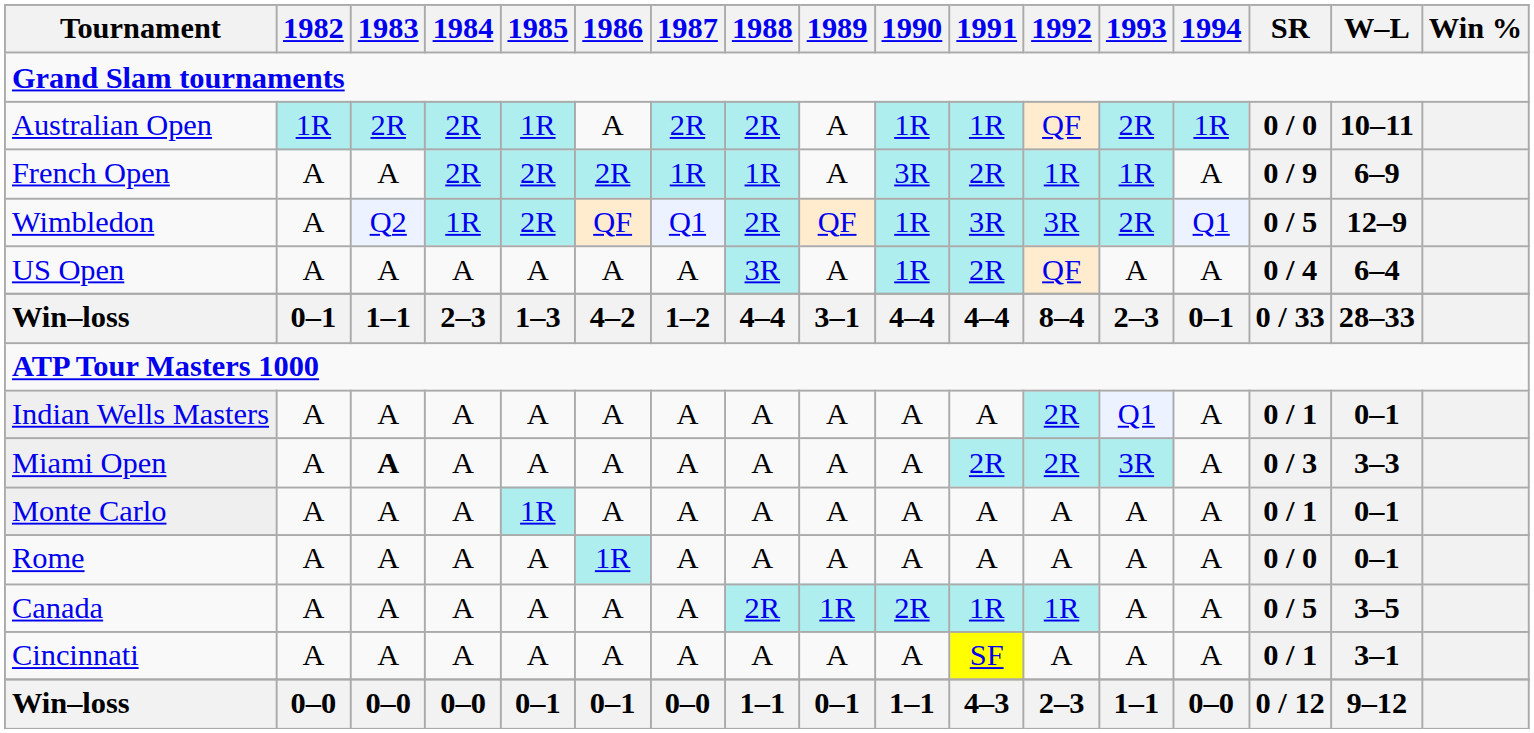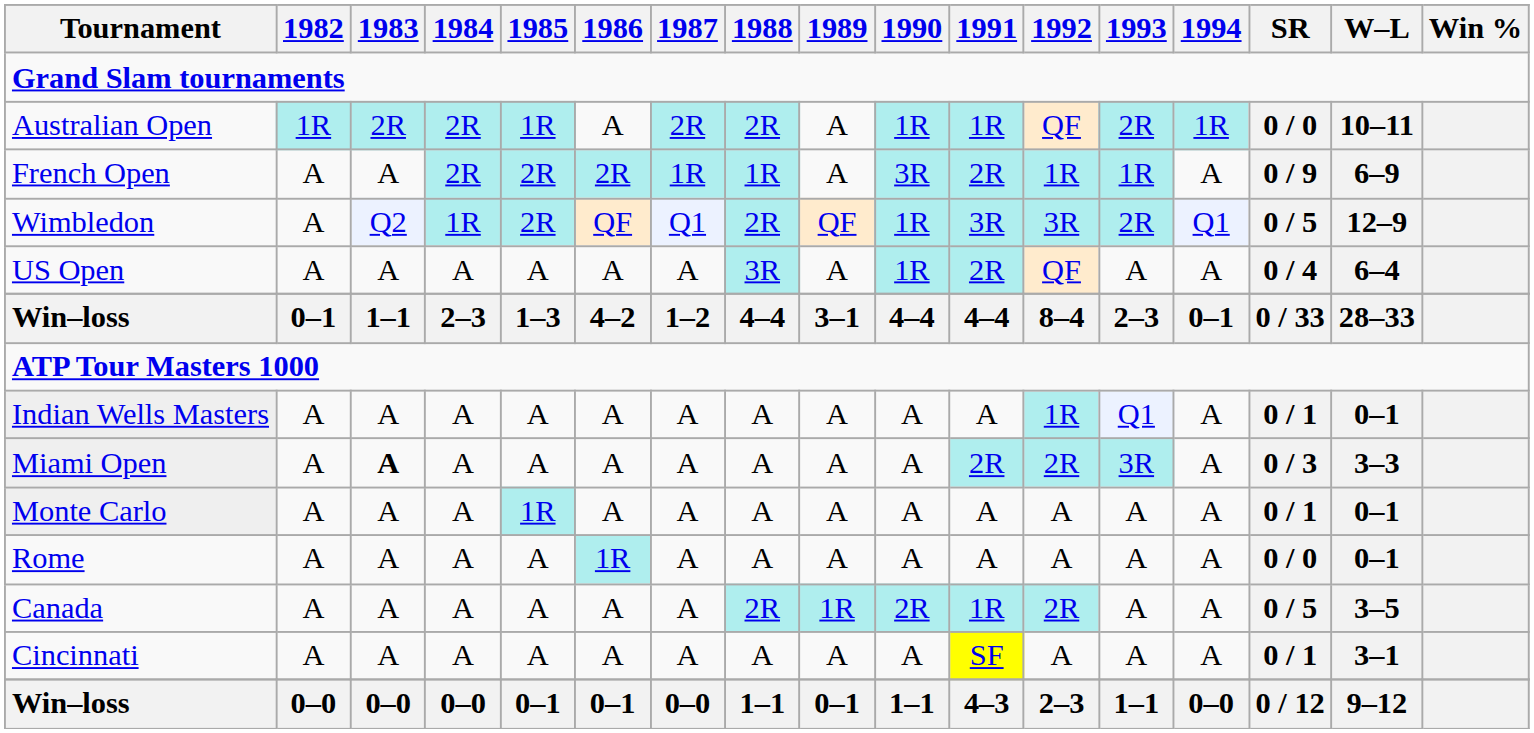(1062, 414) 2R -> (1062, 414) 1R
(1062, 607) 1R -> (1062, 607) 2R
